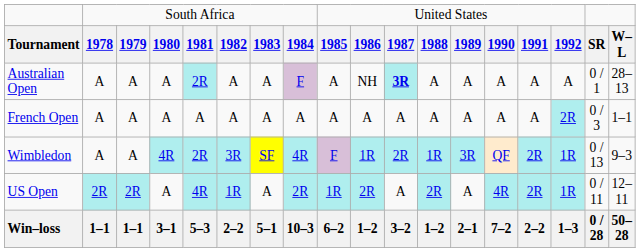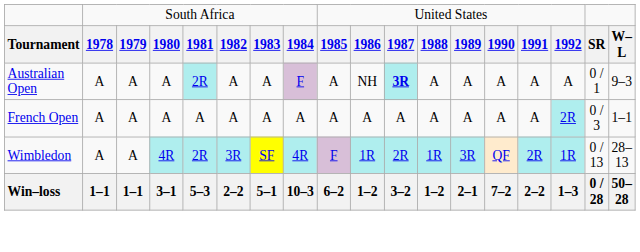(622, 81) 28–13 -> (622, 81) 9–3
(622, 155) 9–3 -> (622, 155) 28–13
- row: (33, 191)
